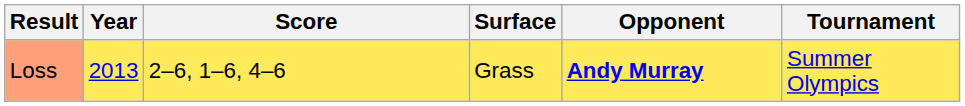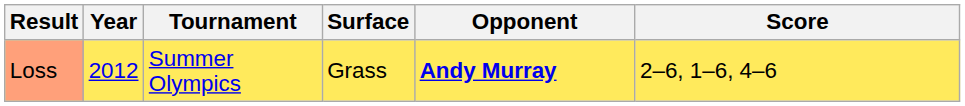columns swapped: (871, 22) <-> (306, 22)
(114, 70) 2013 -> (114, 70) 2012
